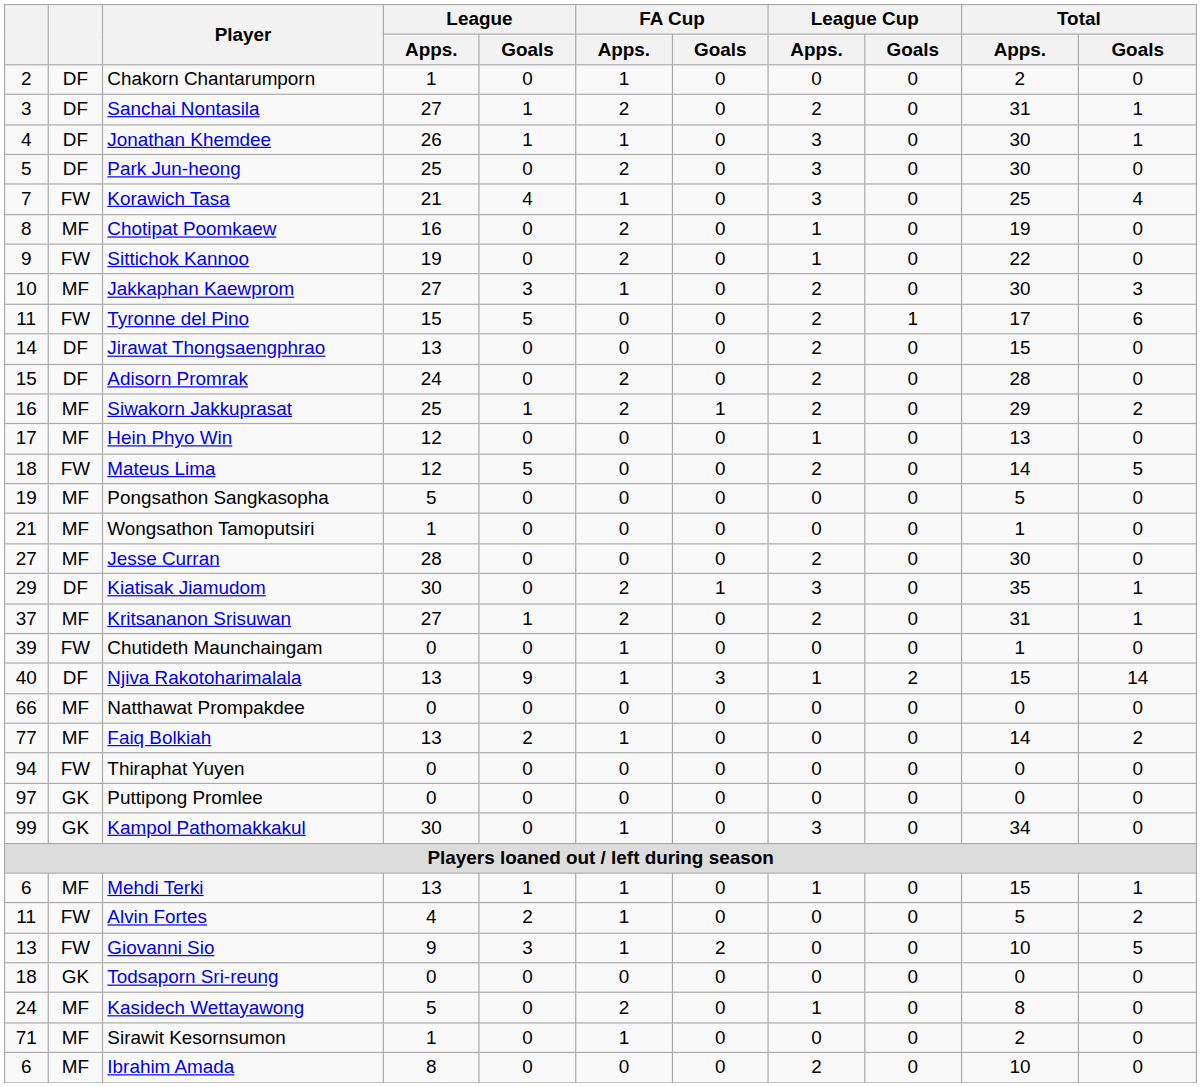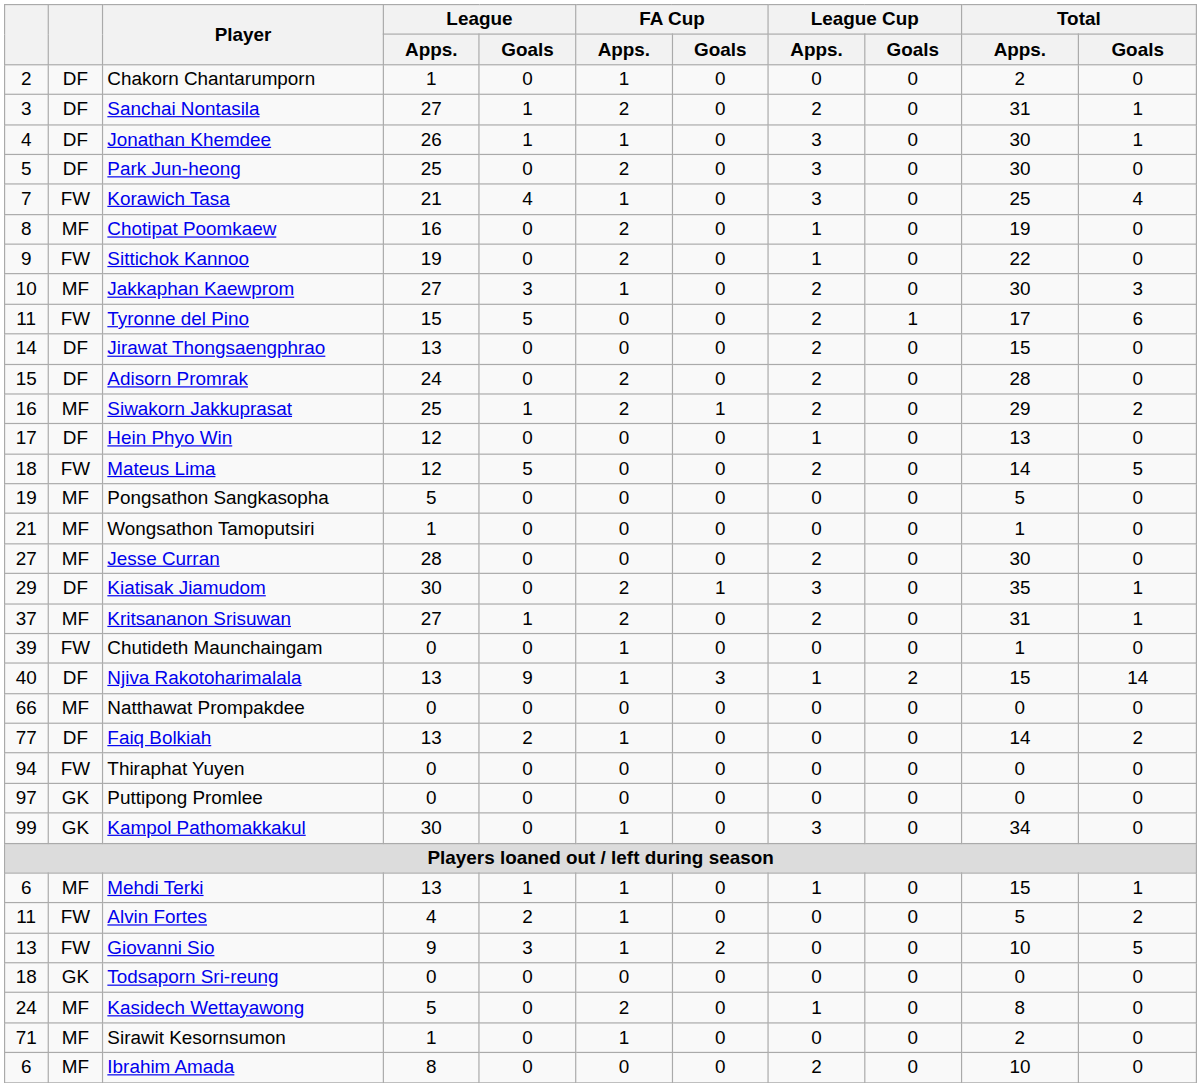(75, 438) MF -> (75, 438) DF
(75, 738) MF -> (75, 738) DF
